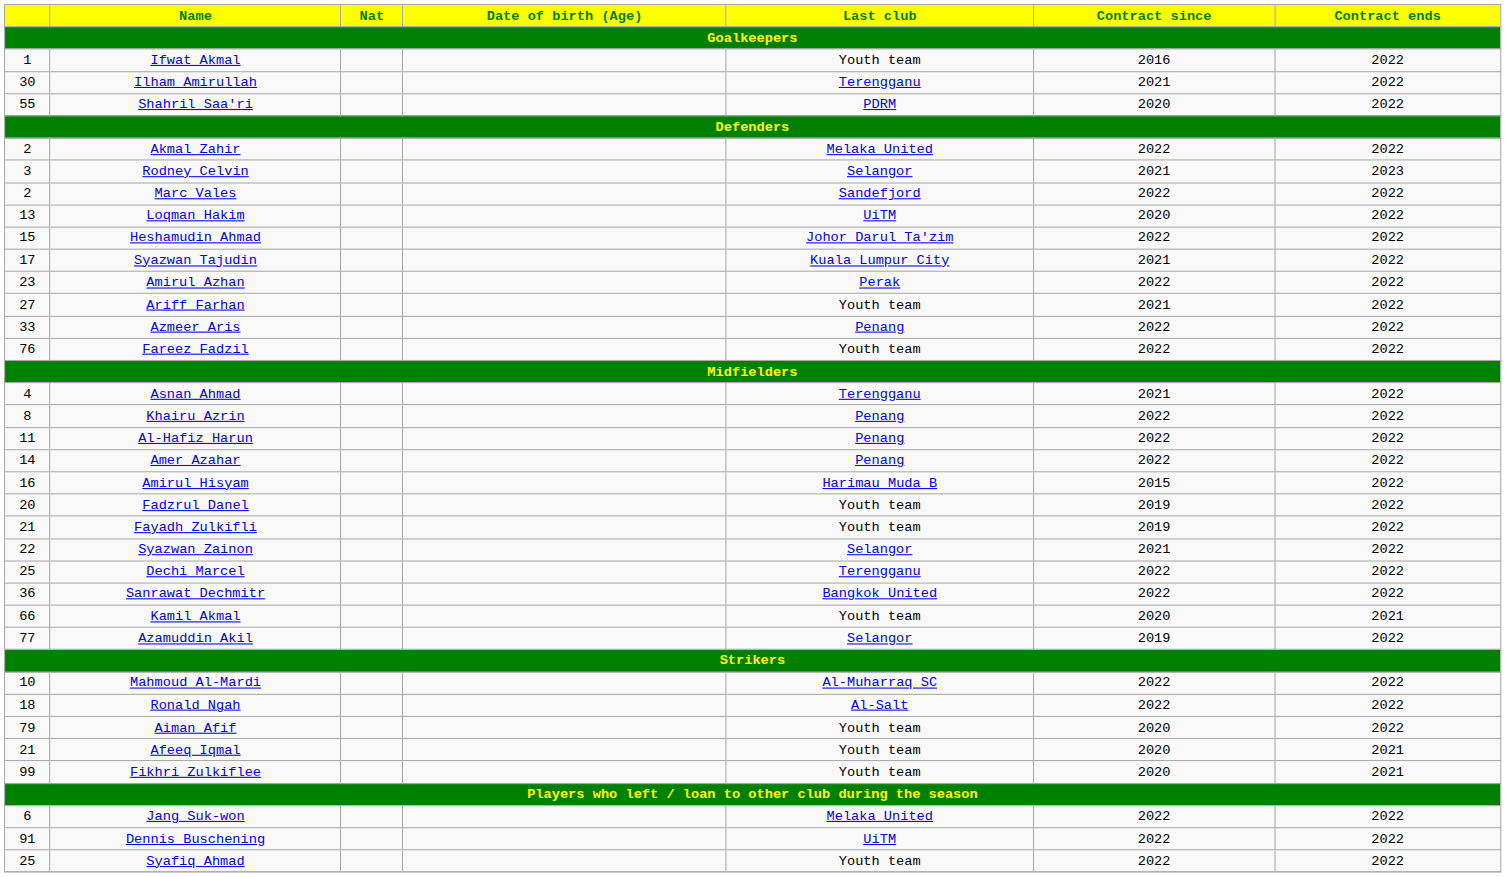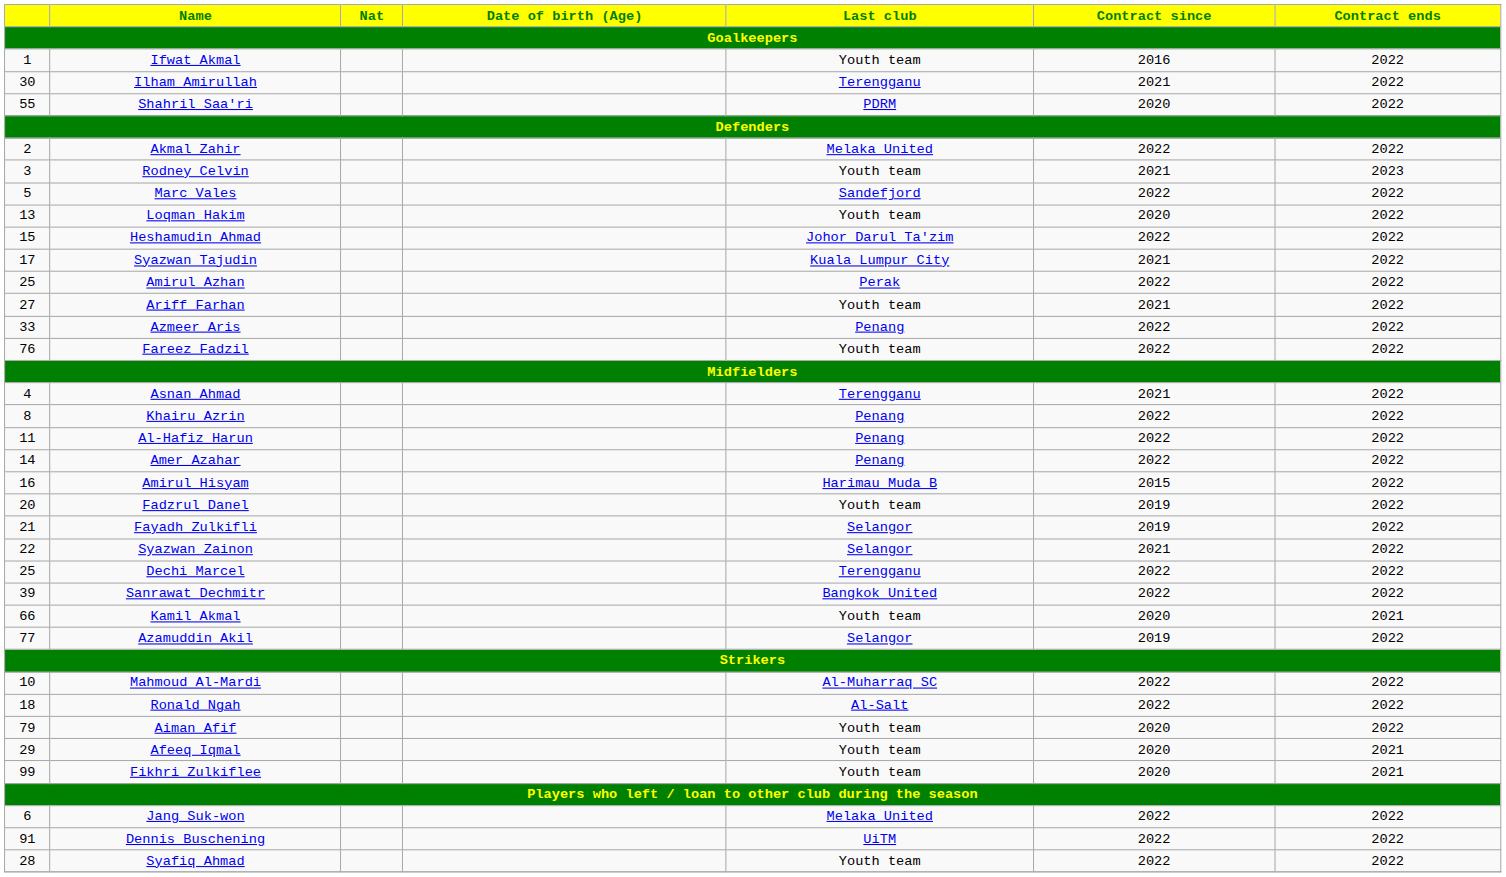(880, 171) Selangor -> (880, 171) Youth team
(27, 194) 2 -> (27, 194) 5
(880, 216) UiTM -> (880, 216) Youth team
(27, 283) 23 -> (27, 283) 25
(880, 527) Youth team -> (880, 527) Selangor
(27, 594) 36 -> (27, 594) 39
(27, 750) 21 -> (27, 750) 29
(27, 861) 25 -> (27, 861) 28
